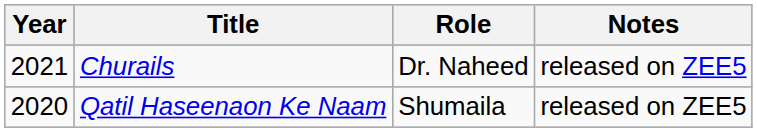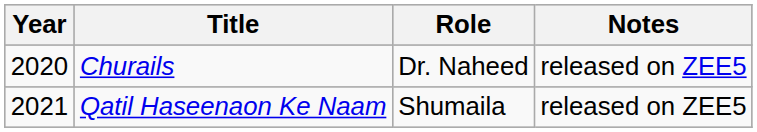(39, 65) 2021 -> (39, 65) 2020
(39, 106) 2020 -> (39, 106) 2021
